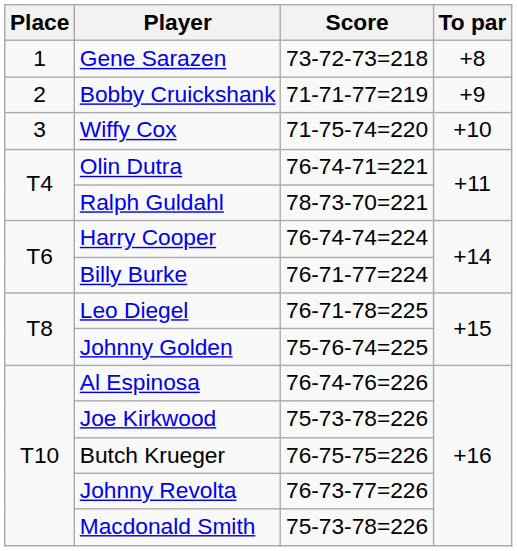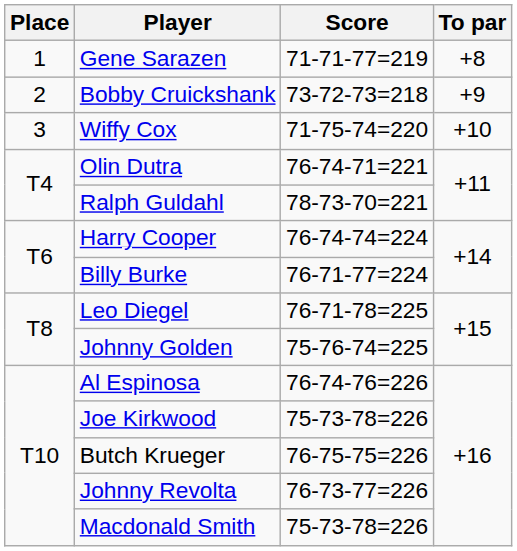(357, 58) 73-72-73=218 -> (357, 58) 71-71-77=219
(357, 94) 71-71-77=219 -> (357, 94) 73-72-73=218
